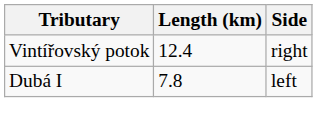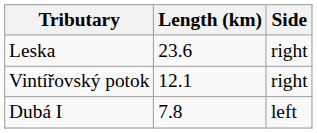+ row: (32, 50)
(175, 50) 12.4 -> (175, 81) 12.1
